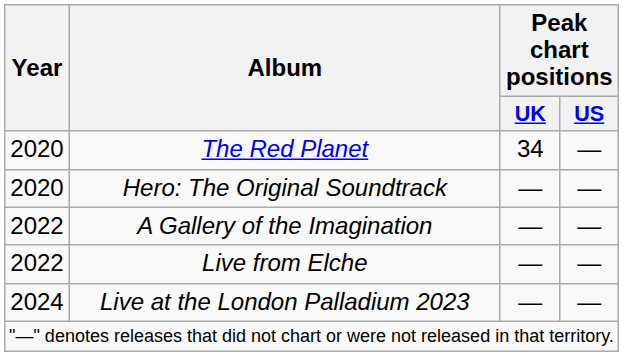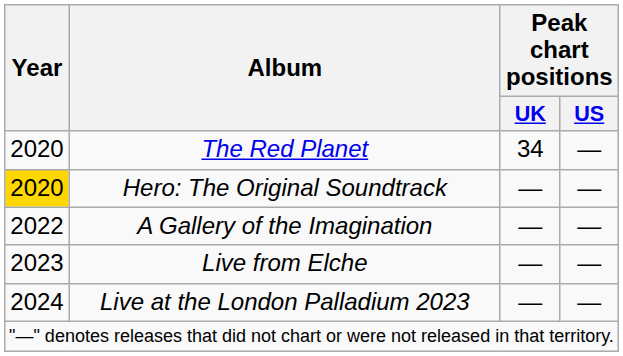(37, 187) no background -> (37, 187) gold background
(37, 263) 2022 -> (37, 263) 2023
